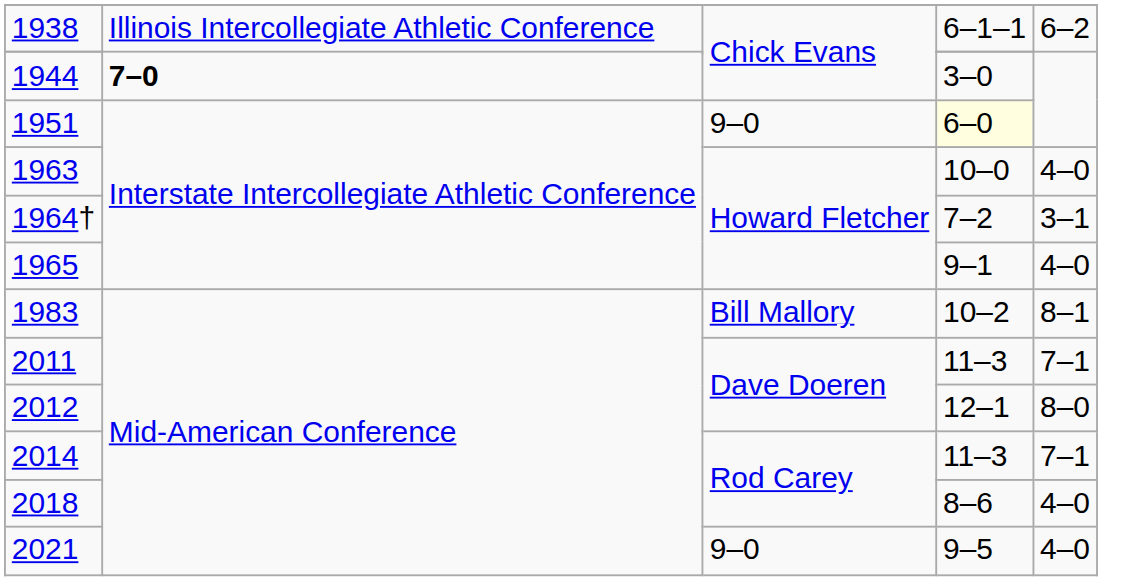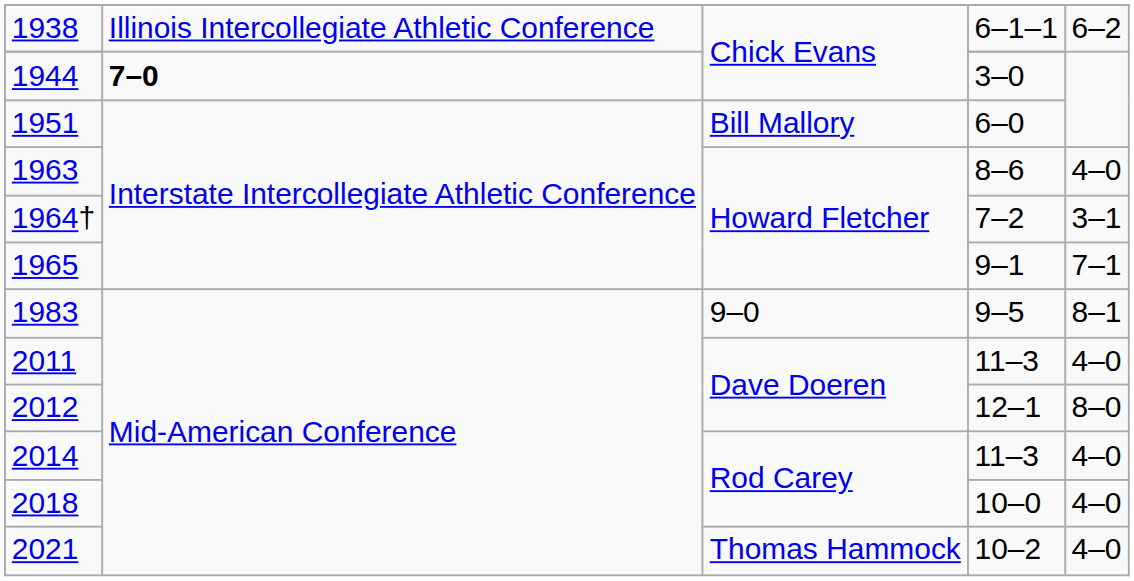(735, 123) 9–0 -> (782, 123) Bill Mallory
(968, 123) lightyellow background -> (1000, 123) no background
(976, 170) 10–0 -> (1000, 170) 8–6
(1065, 265) 4–0 -> (1097, 265) 7–1
(782, 312) Bill Mallory -> (735, 312) 9–0
(976, 312) 10–2 -> (1000, 312) 9–5
(1065, 360) 7–1 -> (1097, 360) 4–0
(1065, 455) 7–1 -> (1097, 455) 4–0
(968, 502) 8–6 -> (1008, 502) 10–0
(735, 550) 9–0 -> (835, 550) Thomas Hammock
(968, 550) 9–5 -> (1008, 550) 10–2
